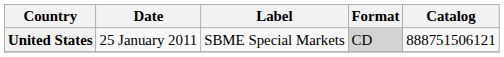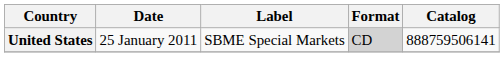(451, 39) 888751506121 -> (451, 39) 888759506141
